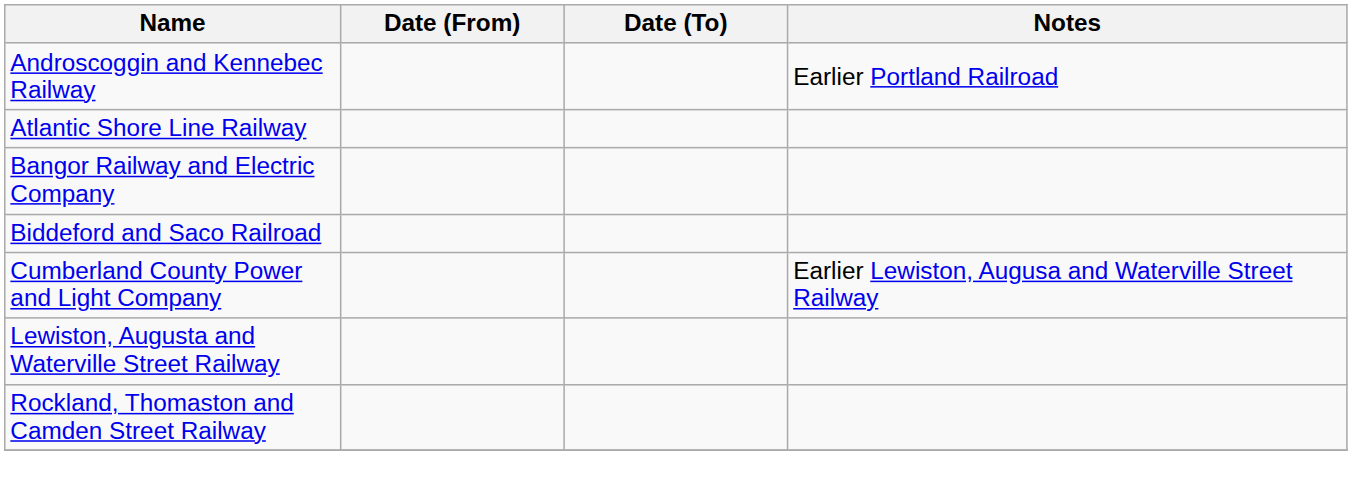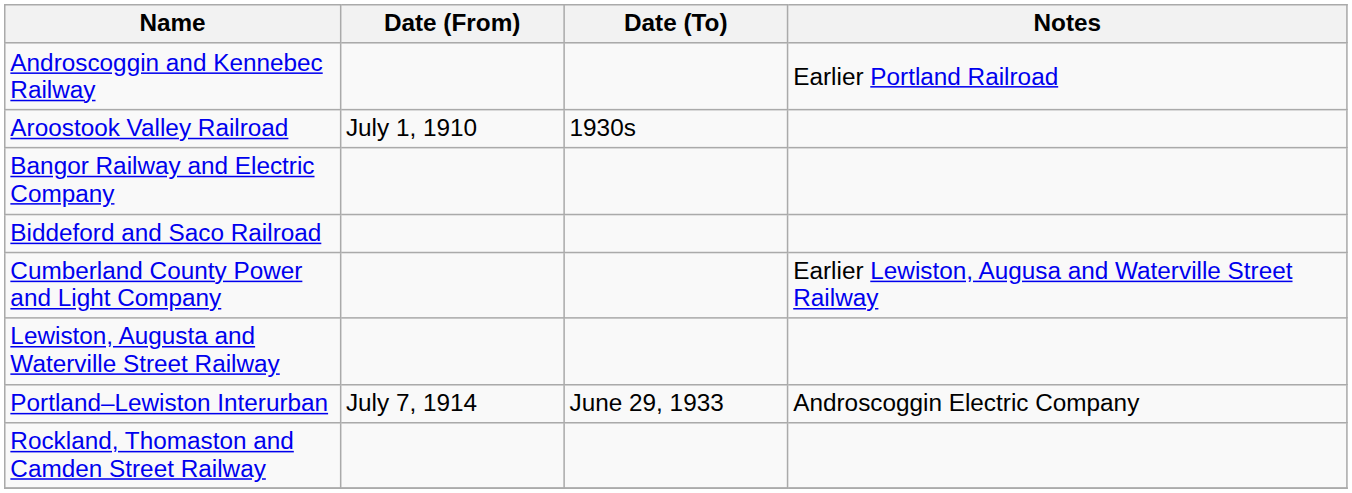+ row: (149, 128)
- row: (158, 128)
+ row: (169, 403)
